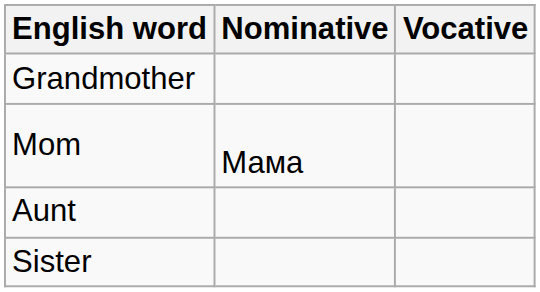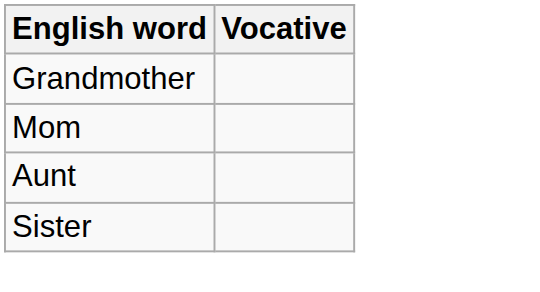- column: (305, 29)
